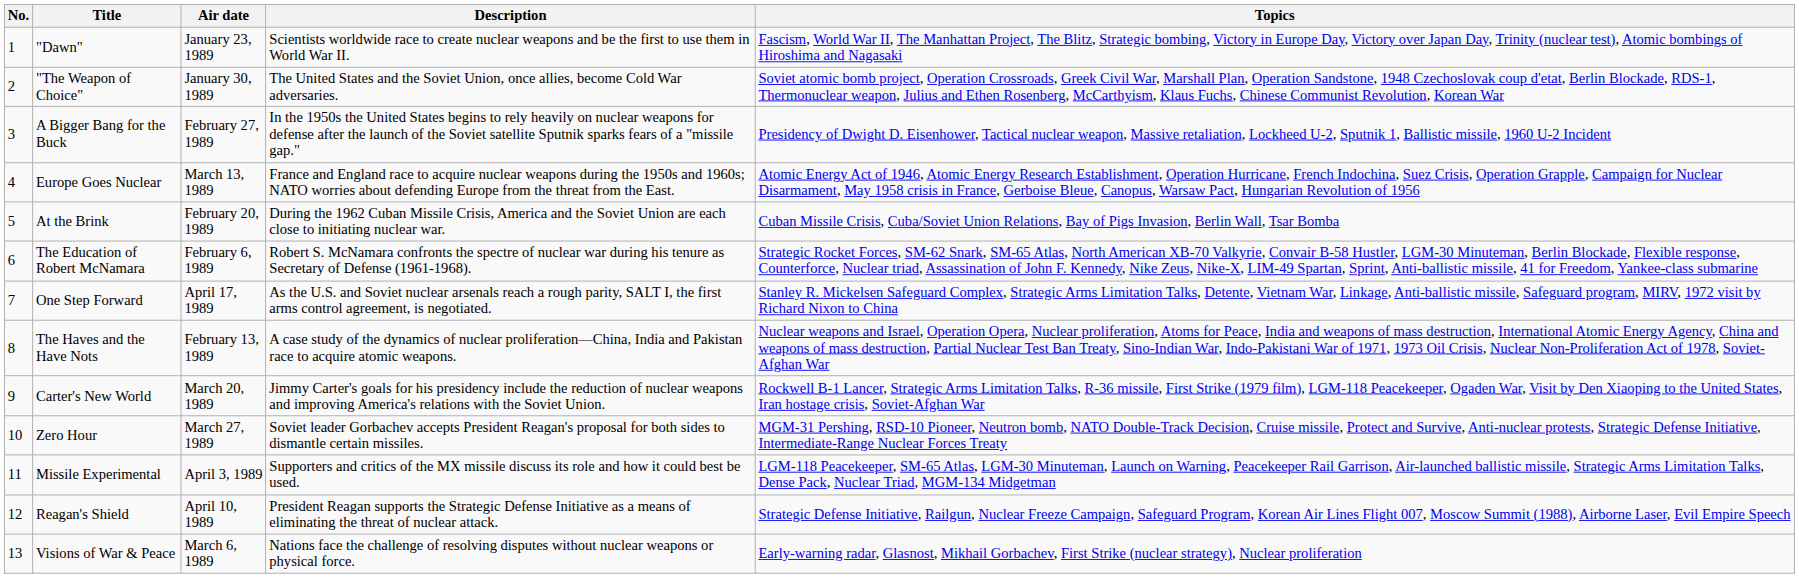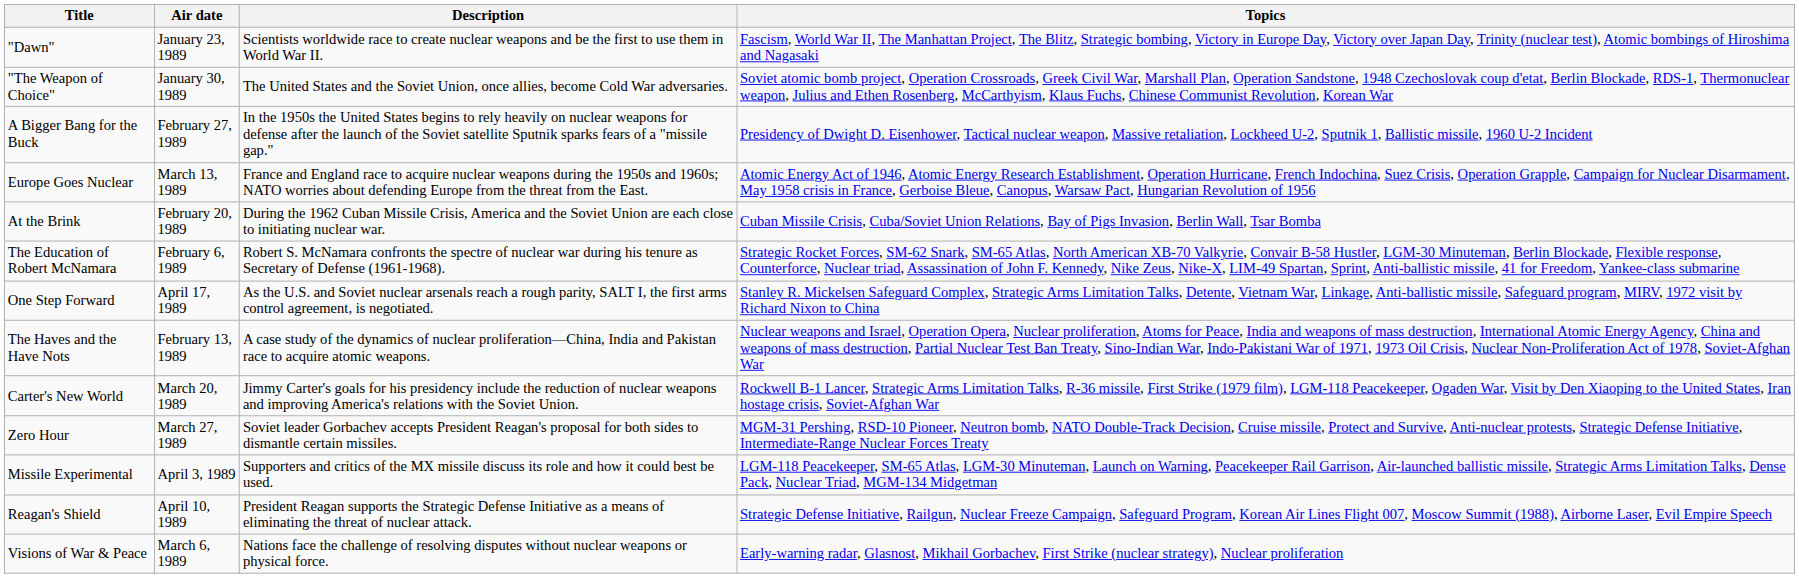- column: (19, 16)
